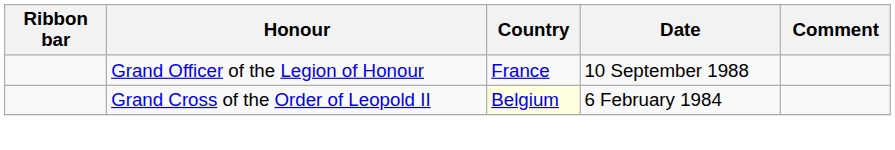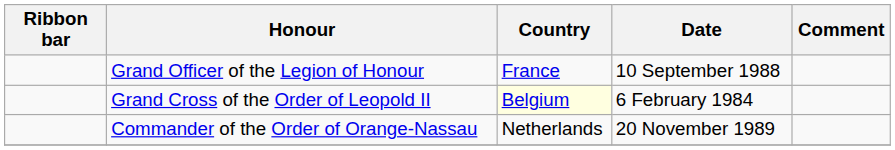+ row: (294, 129)
